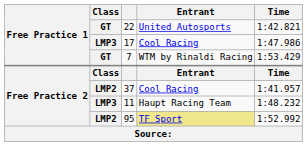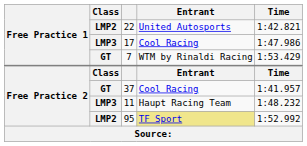(106, 27) GT -> (106, 27) LMP2
(106, 88) LMP2 -> (106, 88) GT
